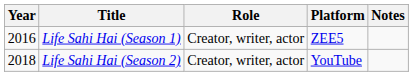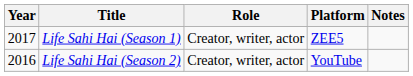(22, 37) 2016 -> (22, 37) 2017
(22, 60) 2018 -> (22, 60) 2016
